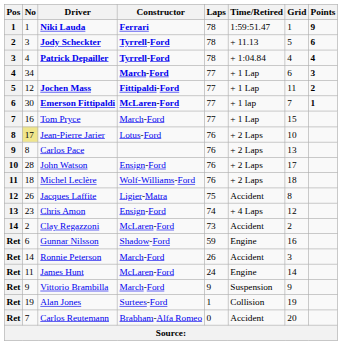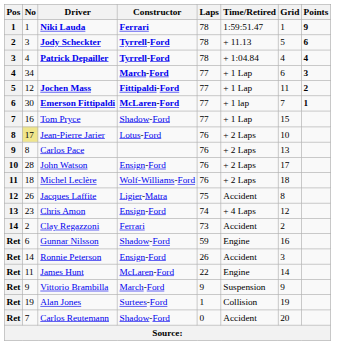(142, 119) March-Ford -> (145, 119) Shadow-Ford
(147, 226) McLaren-Ford -> (132, 226) Ferrari
(142, 256) March-Ford -> (143, 256) Ensign-Ford
(211, 272) 24 -> (204, 272) 22
(161, 318) Brabham-Alfa Romeo -> (145, 318) Shadow-Ford
